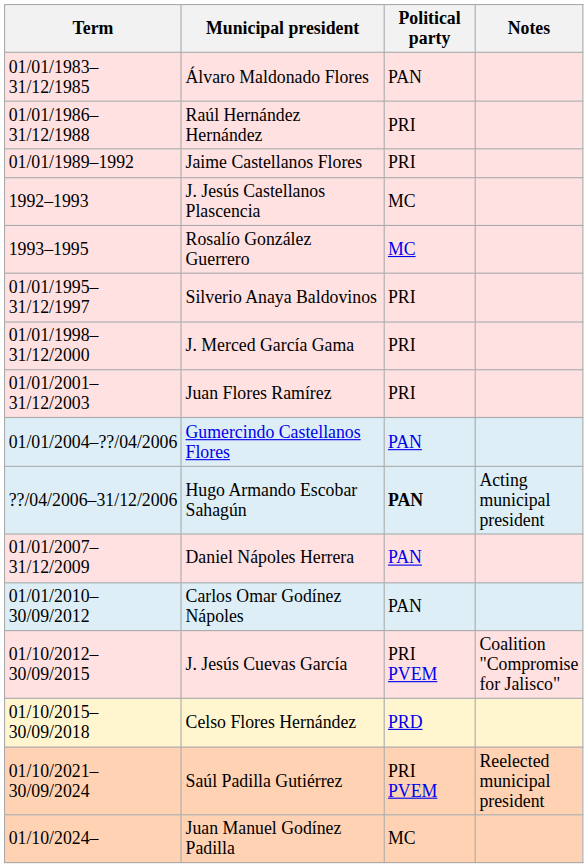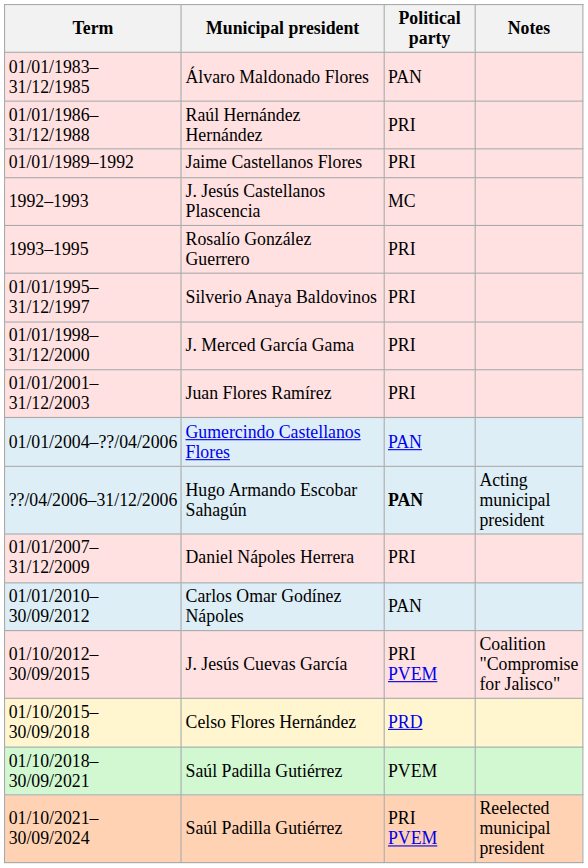(402, 249) MC -> (402, 249) PRI
(405, 558) PAN -> (402, 558) PRI
+ row: (54, 770)
- row: (54, 838)
